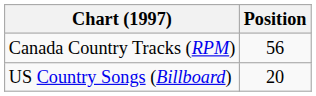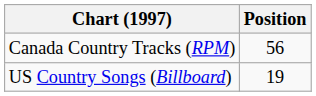(275, 76) 20 -> (275, 76) 19
